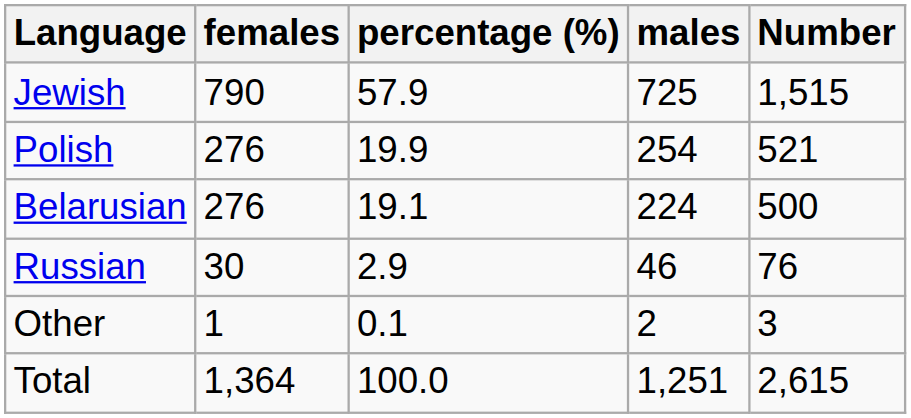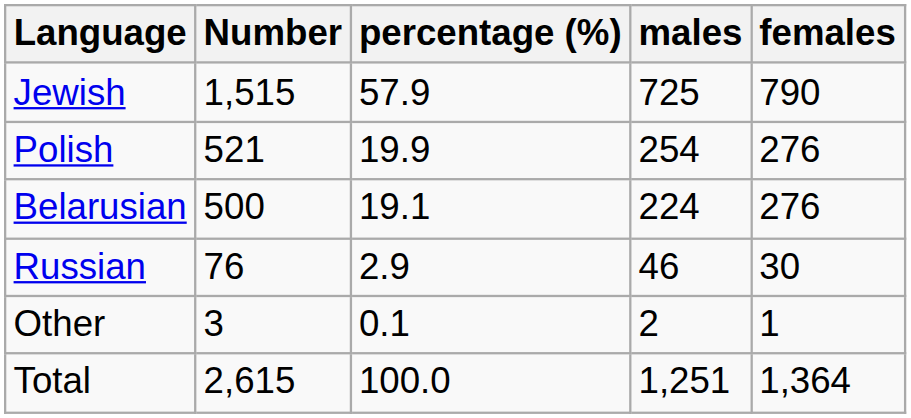columns swapped: (827, 33) <-> (272, 33)
